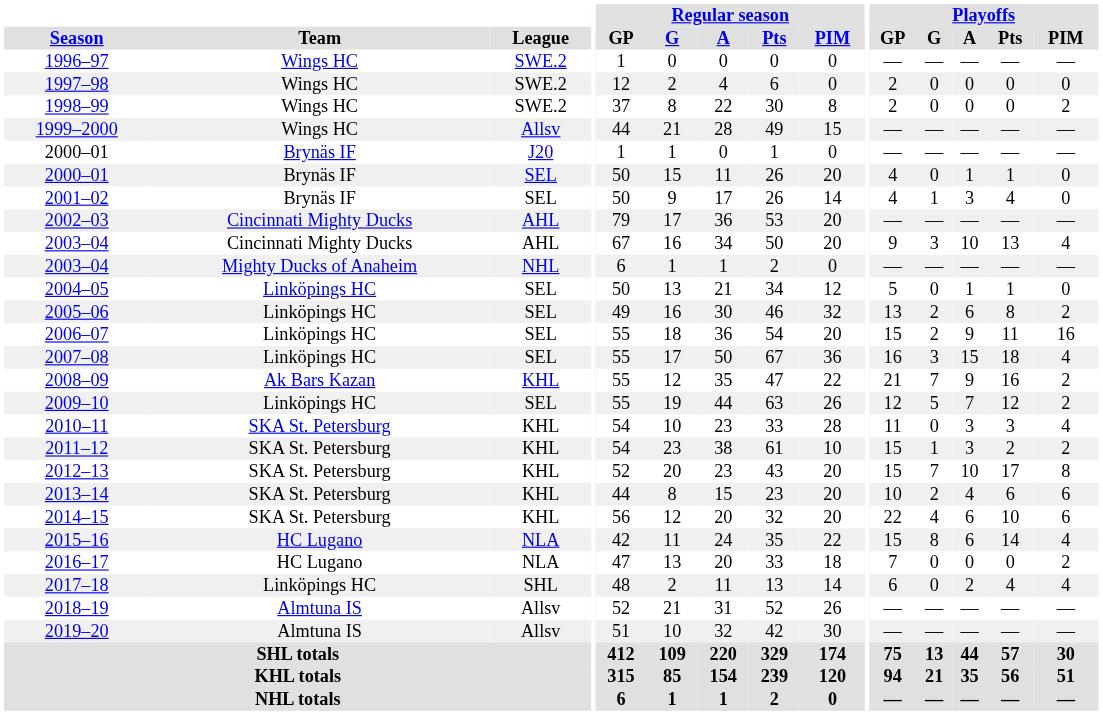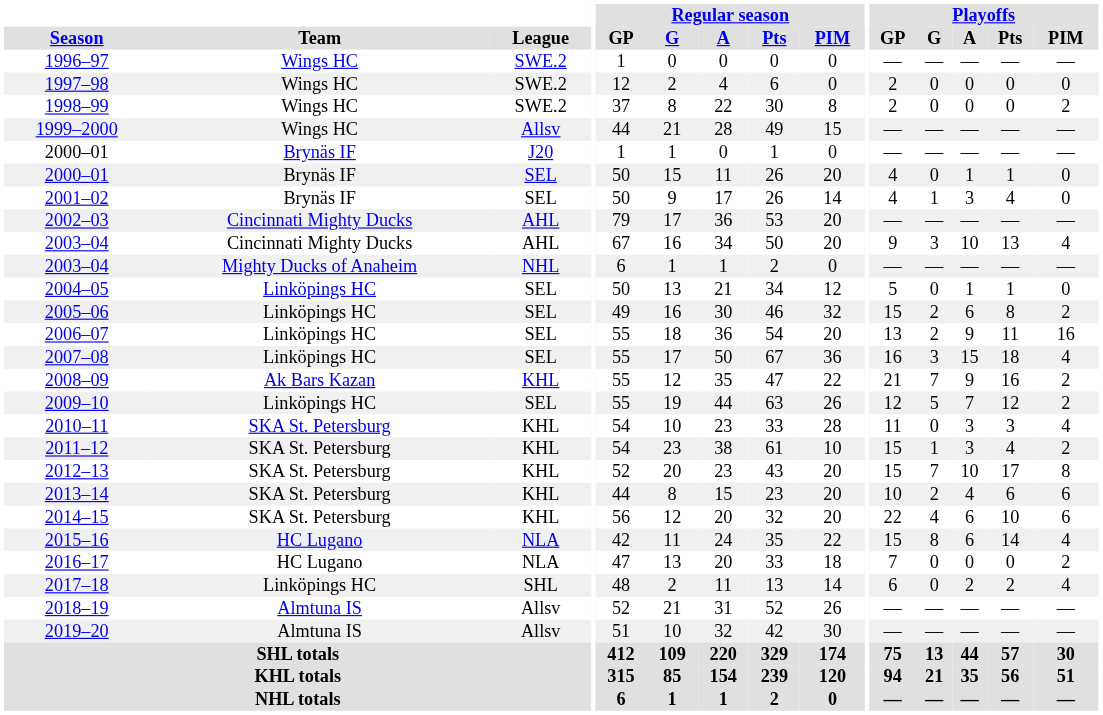(893, 311) 13 -> (893, 311) 15
(893, 334) 15 -> (893, 334) 13
(1010, 448) 2 -> (1010, 448) 4
(1010, 585) 4 -> (1010, 585) 2
